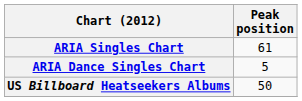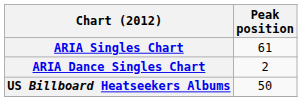(265, 67) 5 -> (265, 67) 2
